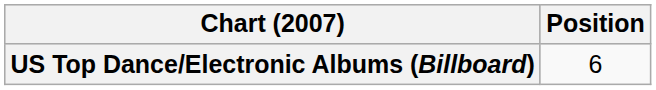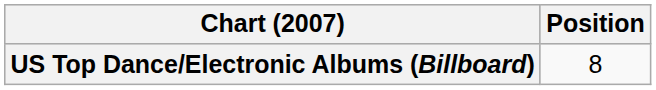(595, 63) 6 -> (595, 63) 8
